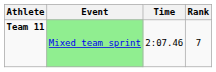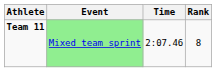(198, 43) 7 -> (198, 43) 8
